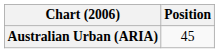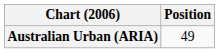(188, 36) 45 -> (188, 36) 49
